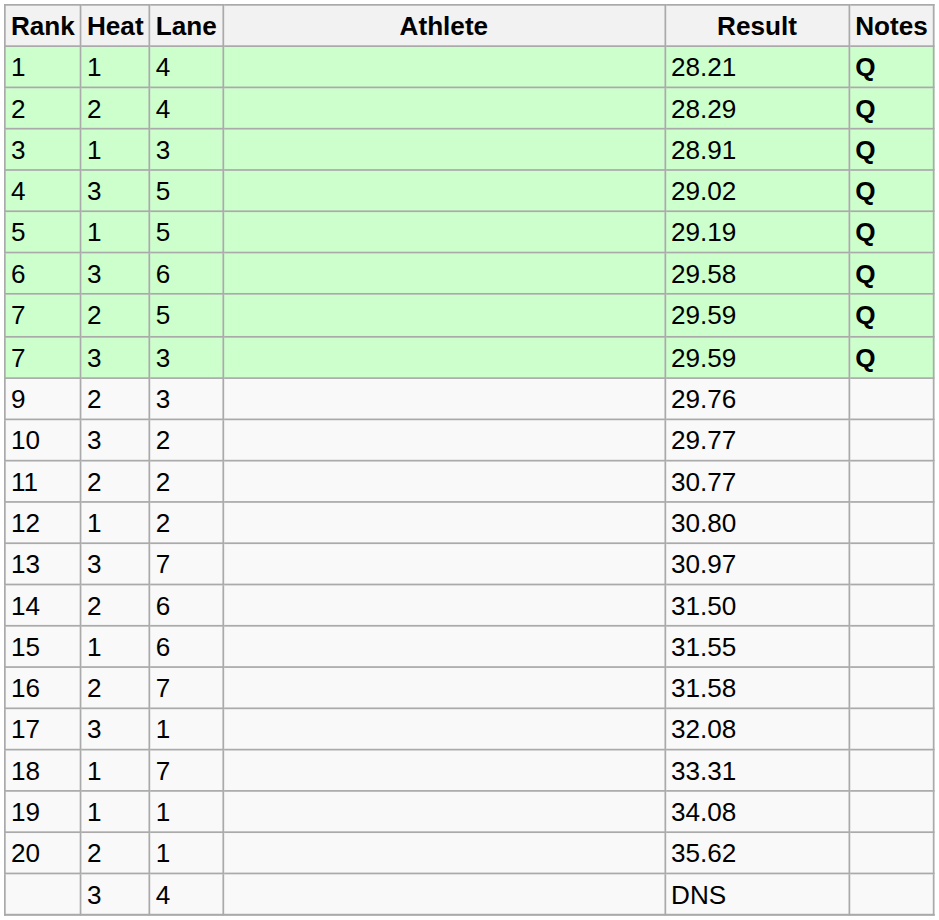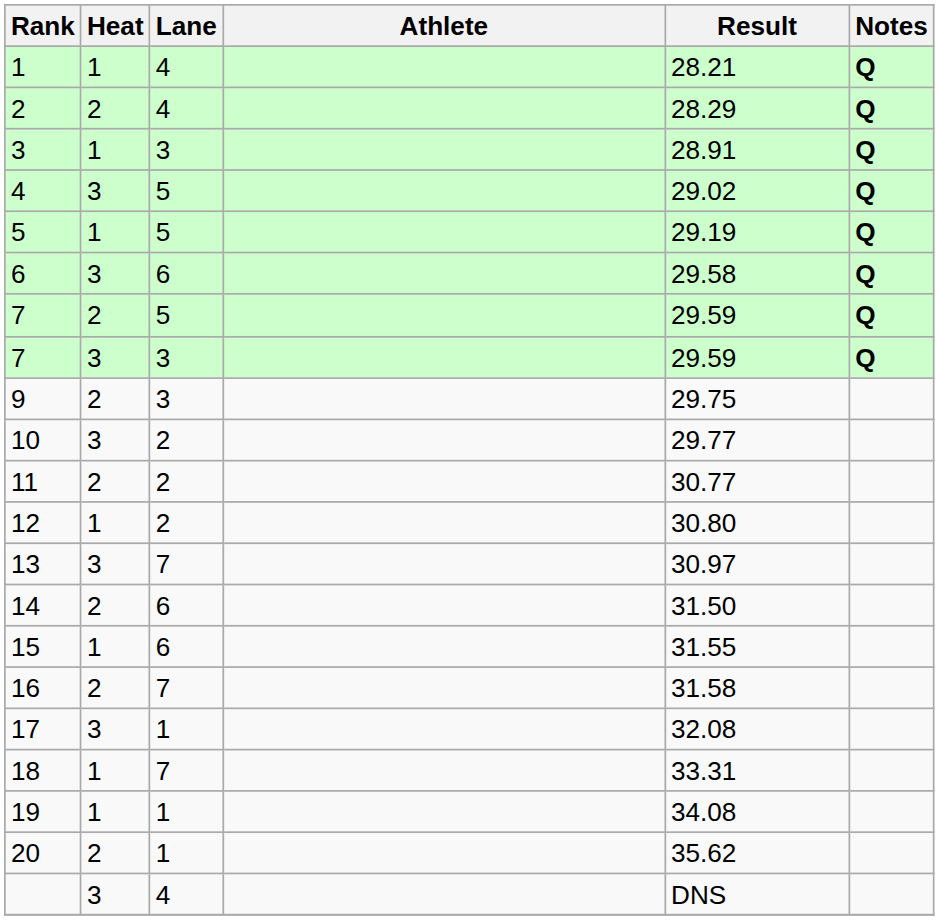(704, 398) 29.76 -> (704, 398) 29.75
